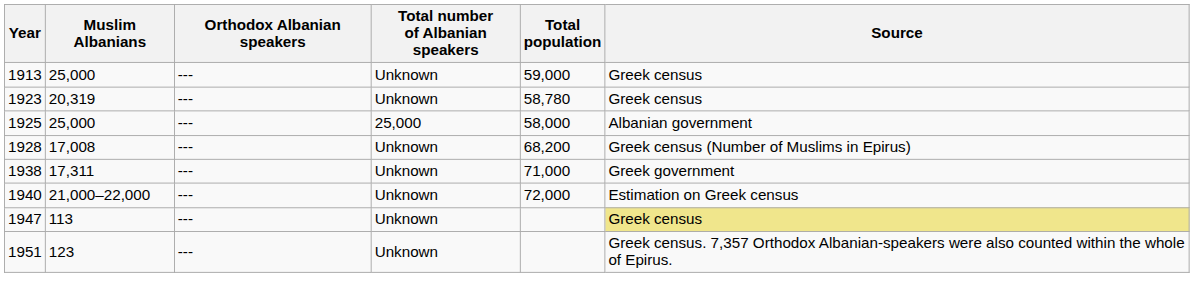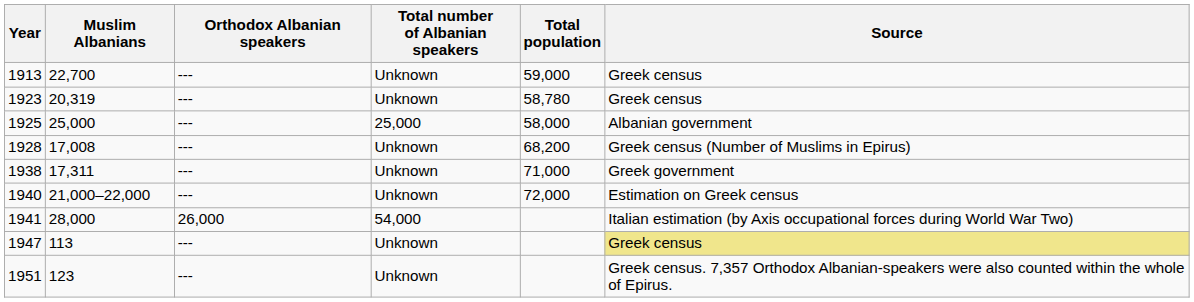(72, 74) 25,000 -> (72, 74) 22,700
+ row: (25, 219)
